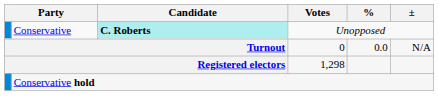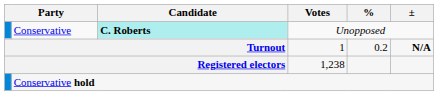(342, 47) 0 -> (342, 47) 1
(381, 47) 0.0 -> (381, 47) 0.2
(421, 47) normal -> (421, 47) bold
(332, 64) 1,298 -> (332, 64) 1,238
